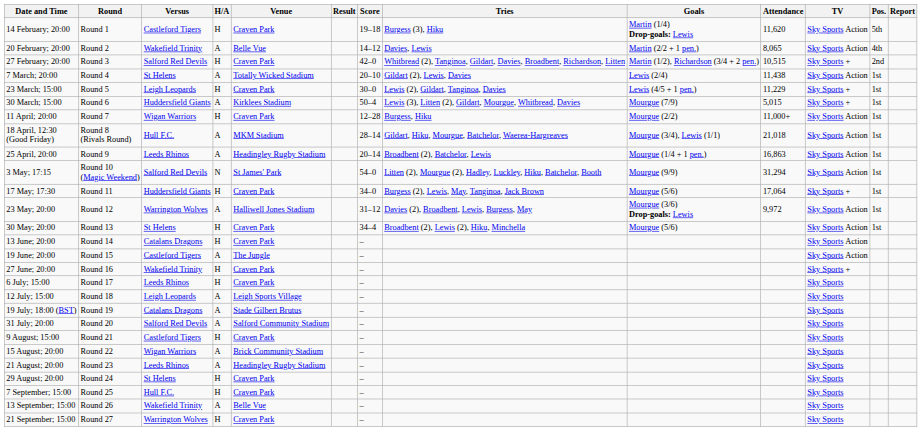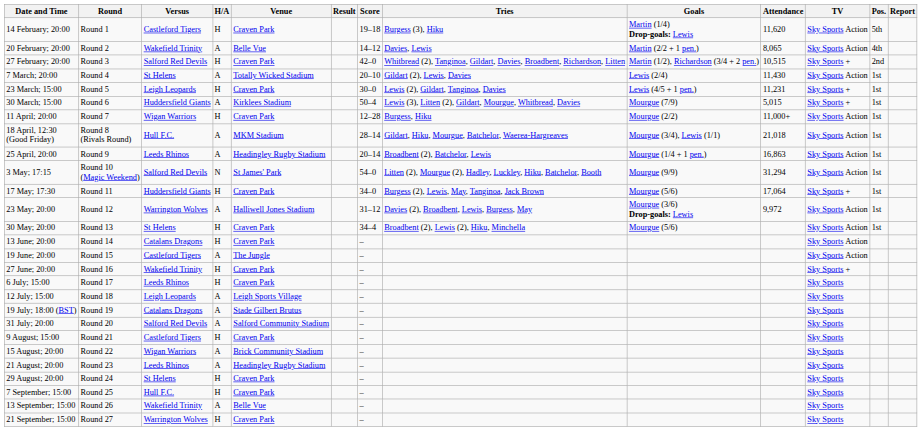(774, 75) 11,438 -> (774, 75) 11,430
(774, 89) 11,229 -> (774, 89) 11,231
